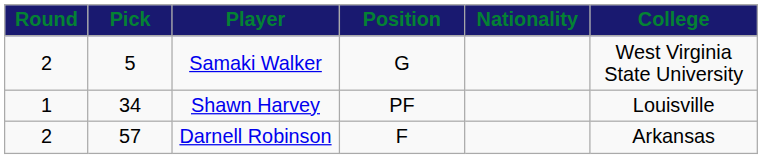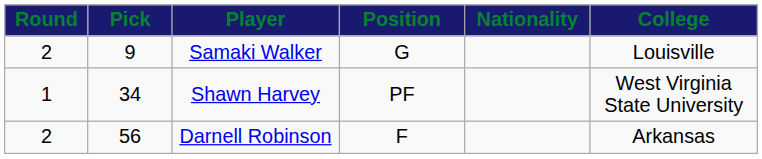(130, 62) 5 -> (130, 51) 9
(674, 62) West Virginia State University -> (674, 51) Louisville
(674, 105) Louisville -> (674, 94) West Virginia State University
(130, 136) 57 -> (130, 136) 56
